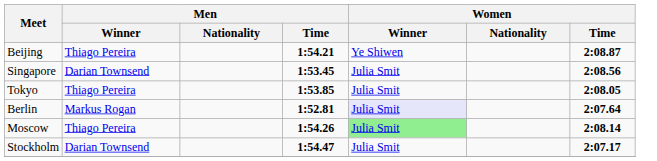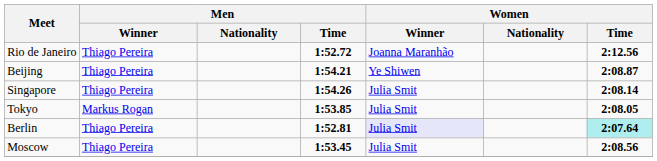+ row: (42, 52)
(107, 71) Darian Townsend -> (117, 90) Thiago Pereira
(316, 71) 1:53.45 -> (333, 90) 1:54.26
(602, 71) 2:08.56 -> (620, 90) 2:08.14
(100, 90) Thiago Pereira -> (117, 109) Markus Rogan
(100, 109) Markus Rogan -> (117, 128) Thiago Pereira
(602, 109) no background -> (620, 128) paleturquoise background
(316, 128) 1:54.26 -> (333, 147) 1:53.45
(375, 128) lightgreen background -> (393, 147) no background
(602, 128) 2:08.14 -> (620, 147) 2:08.56
- row: (33, 147)
